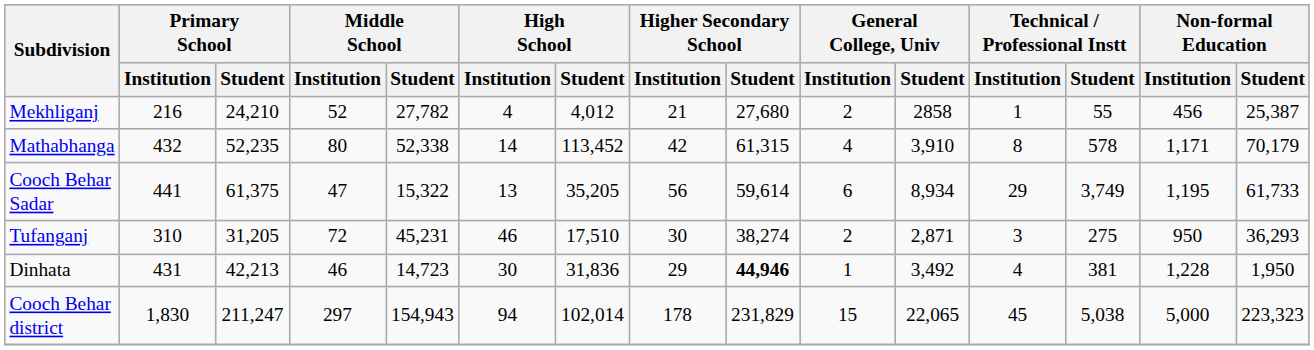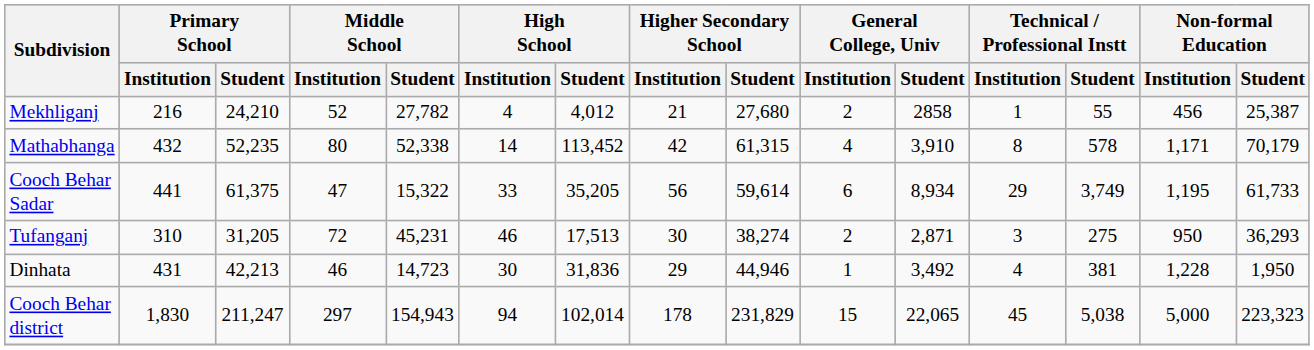(507, 191) 13 -> (507, 191) 33
(592, 236) 17,510 -> (592, 236) 17,513
(763, 270) bold -> (763, 270) normal
